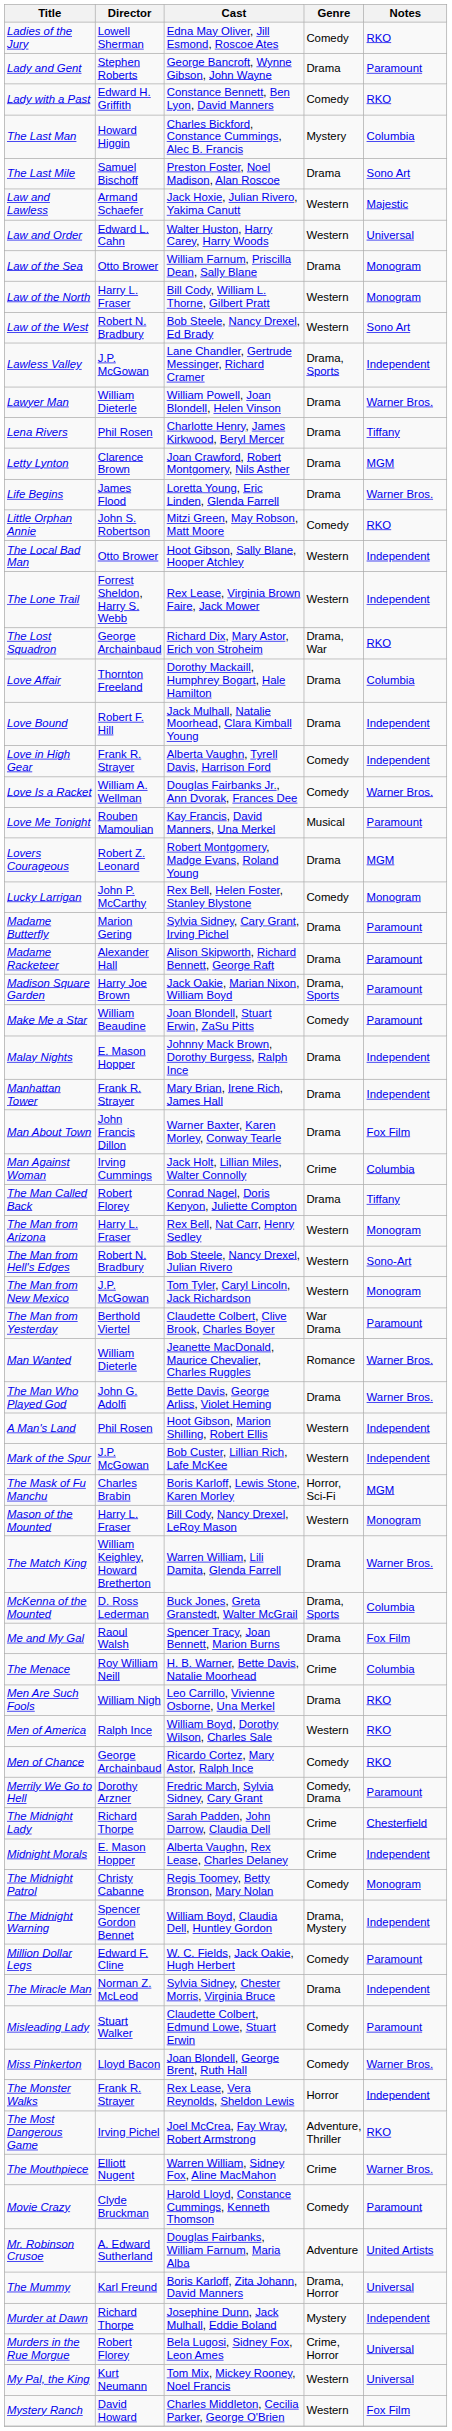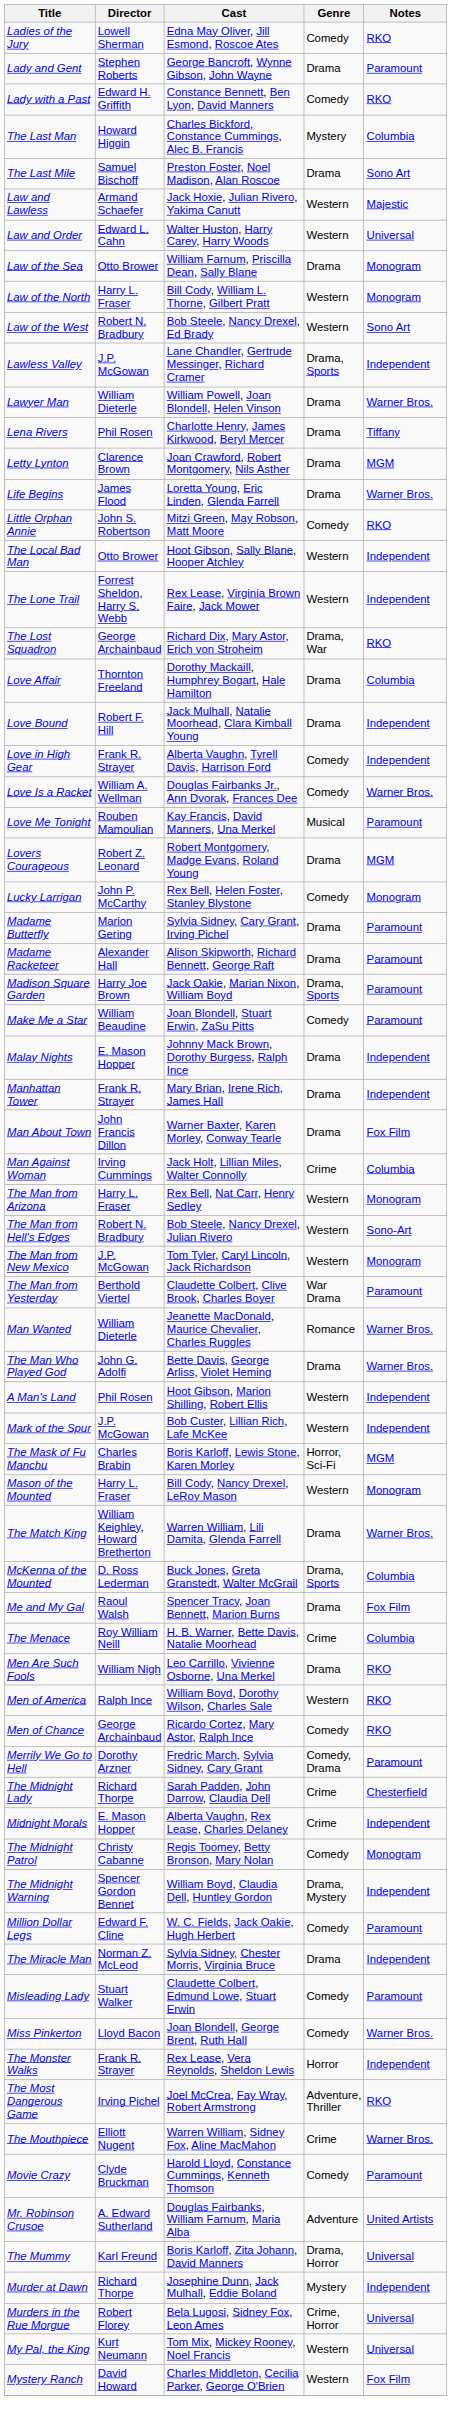- row: (47, 1200)
